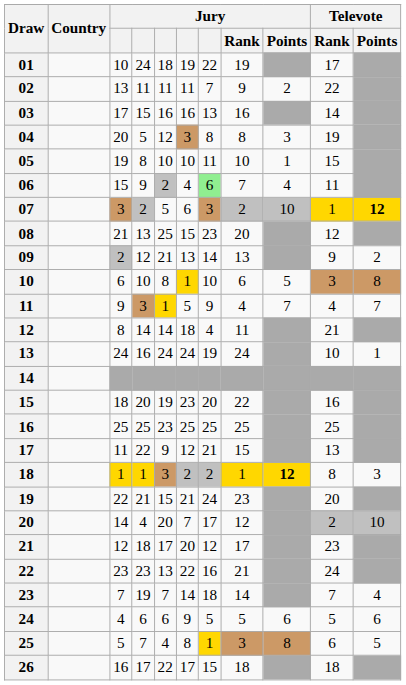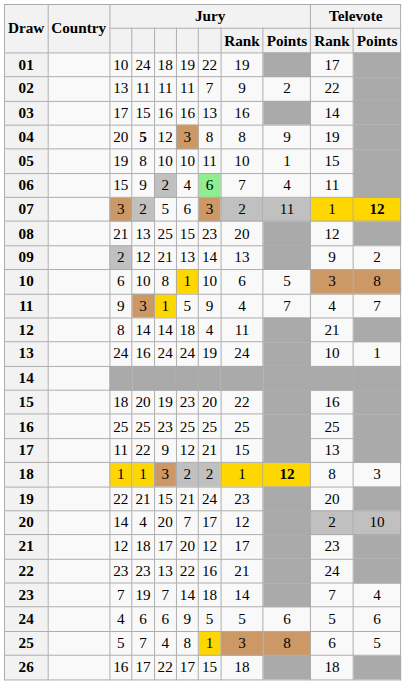(143, 137) normal -> (143, 137) bold
(287, 137) 3 -> (287, 137) 9
(287, 209) 10 -> (287, 209) 11
